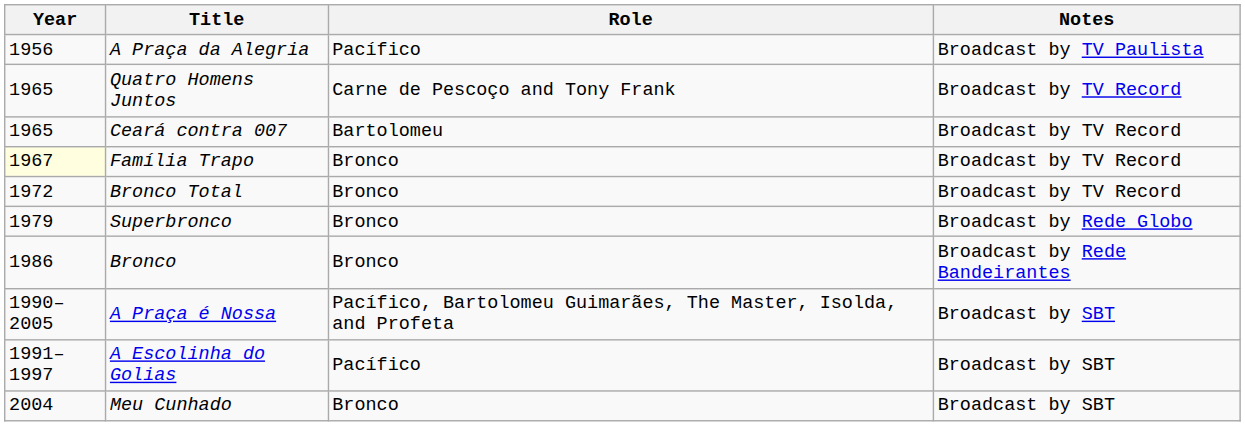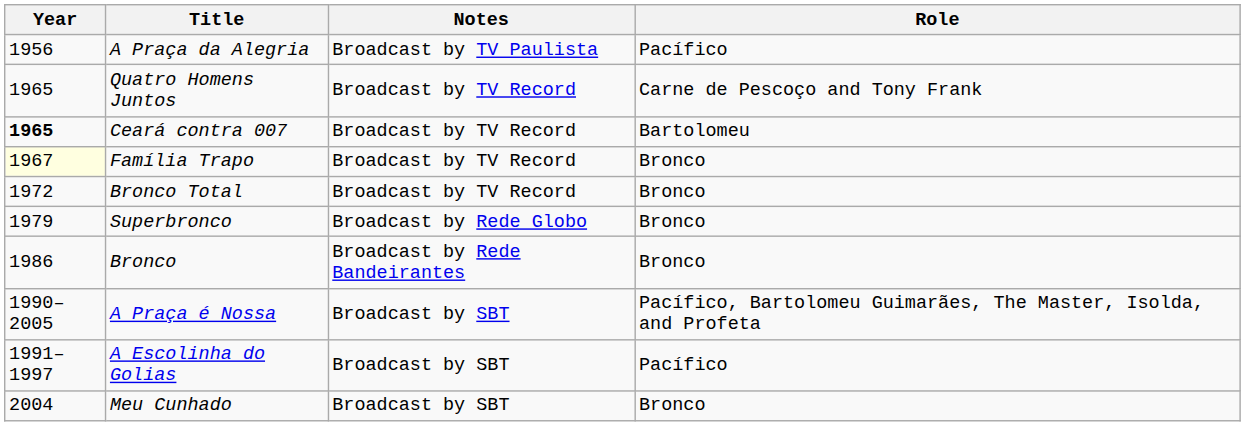columns swapped: (631, 20) <-> (1087, 20)
(31, 131) normal -> (31, 131) bold
